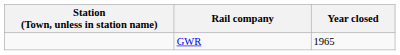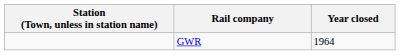(324, 41) 1965 -> (324, 41) 1964
